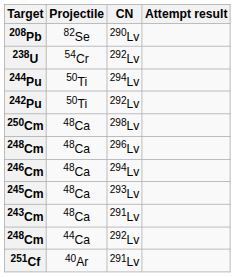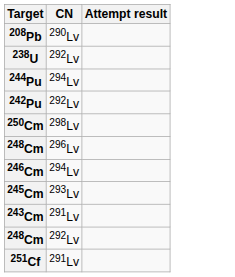- column: (77, 14)
